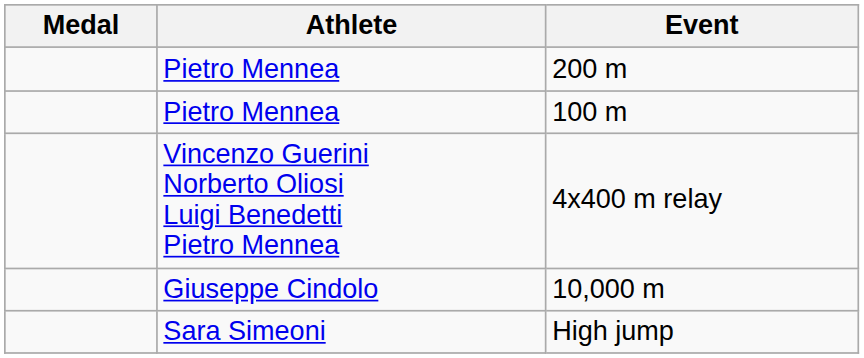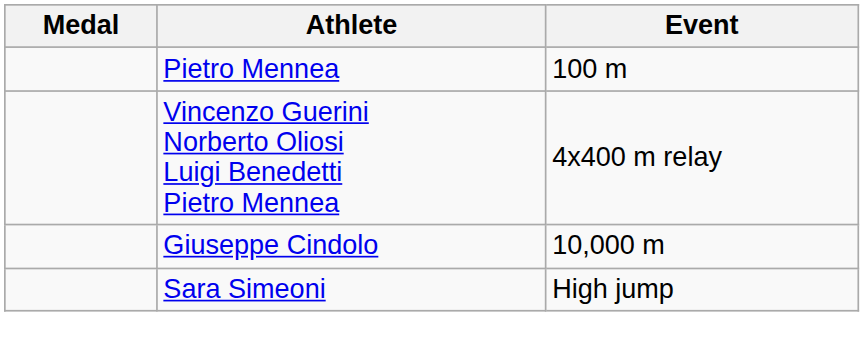- row: (590, 68)
